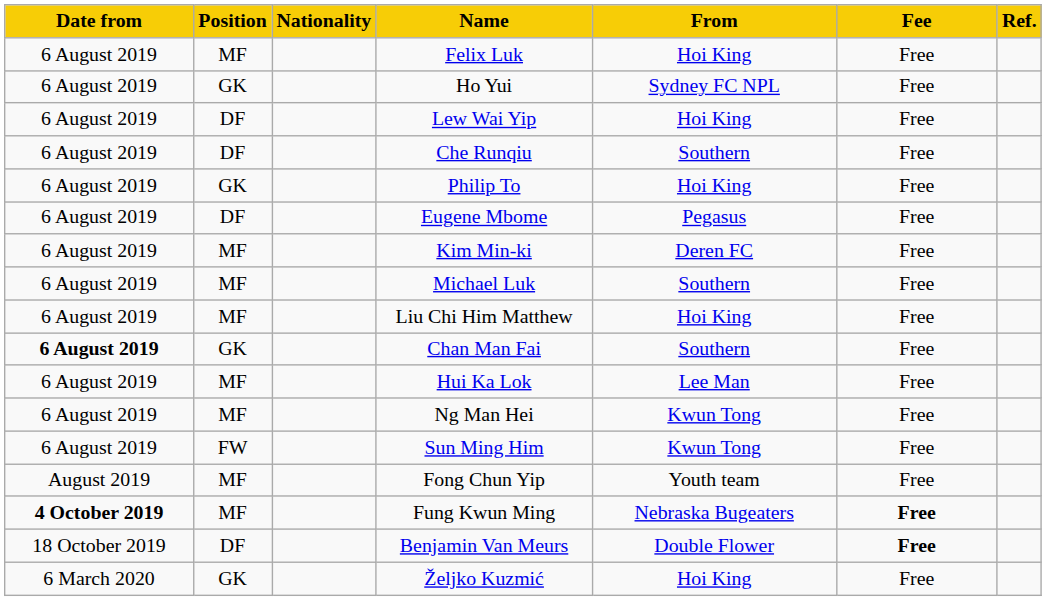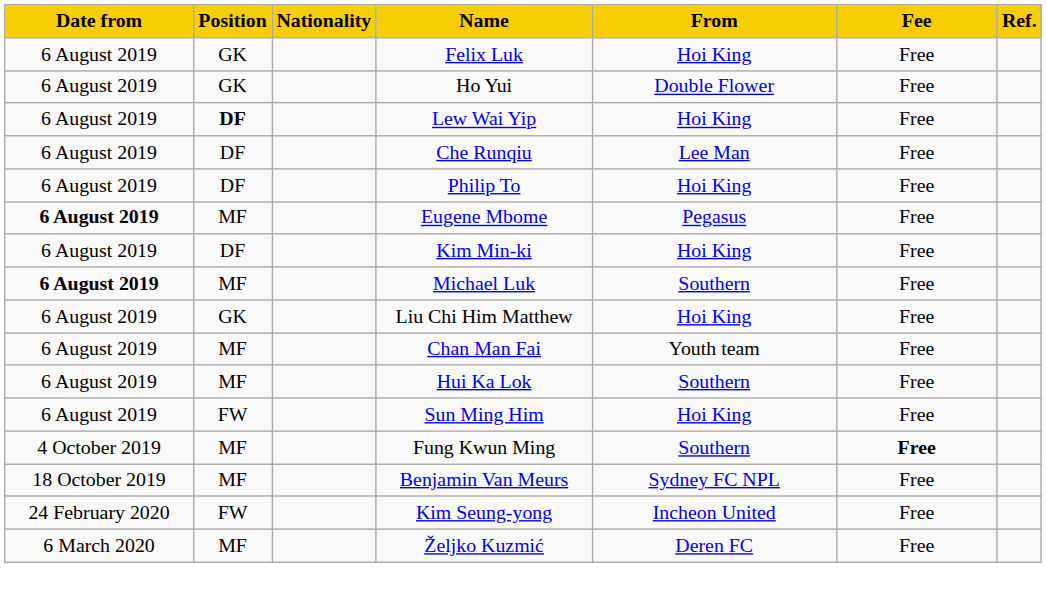(233, 54) MF -> (233, 54) GK
(714, 86) Sydney FC NPL -> (714, 86) Double Flower
(233, 119) normal -> (233, 119) bold
(714, 152) Southern -> (714, 152) Lee Man
(233, 185) GK -> (233, 185) DF
(99, 217) normal -> (99, 217) bold
(233, 217) DF -> (233, 217) MF
(233, 250) MF -> (233, 250) DF
(714, 250) Deren FC -> (714, 250) Hoi King
(99, 283) normal -> (99, 283) bold
(233, 316) MF -> (233, 316) GK
(99, 349) bold -> (99, 349) normal
(233, 349) GK -> (233, 349) MF
(714, 349) Southern -> (714, 349) Youth team
(714, 381) Lee Man -> (714, 381) Southern
- row: (484, 414)
(714, 447) Kwun Tong -> (714, 414) Hoi King
- row: (484, 480)
(99, 512) bold -> (99, 447) normal
(714, 512) Nebraska Bugeaters -> (714, 447) Southern
(233, 545) DF -> (233, 480) MF
(714, 545) Double Flower -> (714, 480) Sydney FC NPL
(917, 545) bold -> (917, 480) normal
+ row: (484, 512)
(233, 578) GK -> (233, 545) MF
(714, 578) Hoi King -> (714, 545) Deren FC
